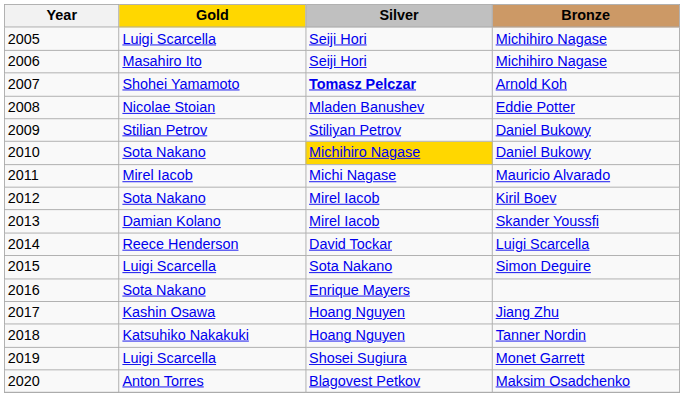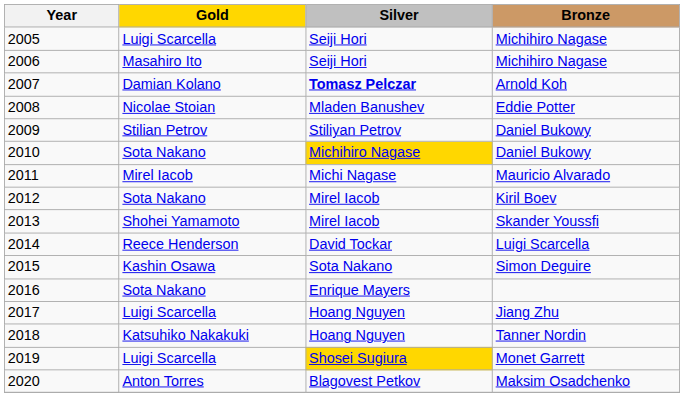(181, 84) Shohei Yamamoto -> (172, 84) Damian Kolano
(172, 221) Damian Kolano -> (181, 221) Shohei Yamamoto
(169, 267) Luigi Scarcella -> (169, 267) Kashin Osawa
(169, 312) Kashin Osawa -> (169, 312) Luigi Scarcella
(358, 358) no background -> (358, 358) gold background
